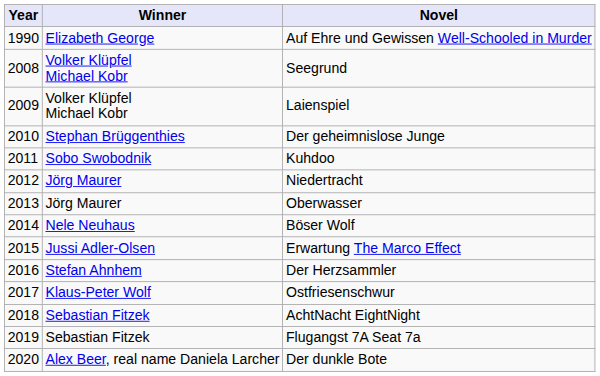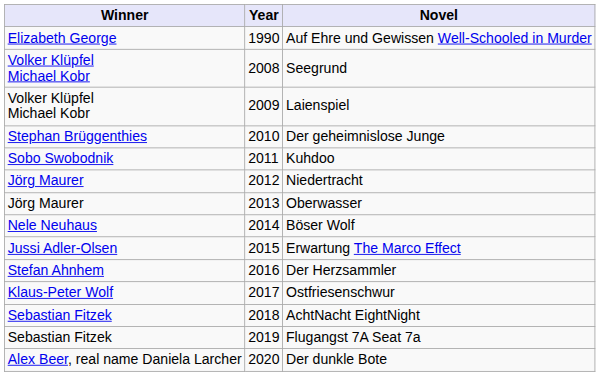columns swapped: (23, 15) <-> (163, 15)
